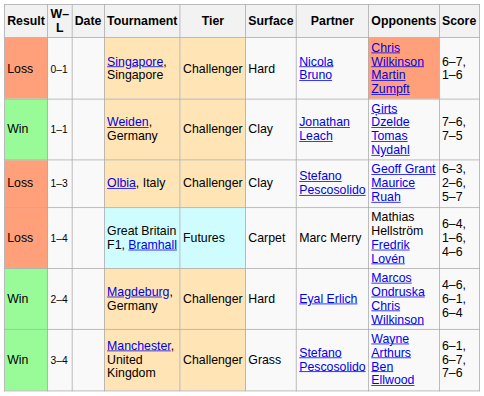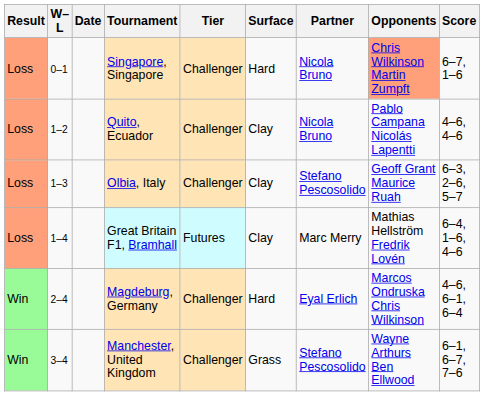- row: (132, 129)
+ row: (130, 129)
(267, 237) Carpet -> (261, 237) Clay
